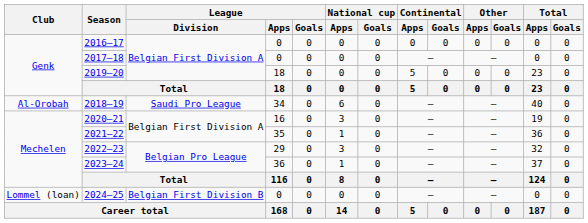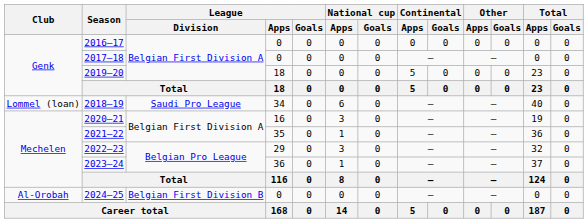(43, 104) Al-Orobah -> (43, 104) Lommel (loan)
(43, 195) Lommel (loan) -> (43, 195) Al-Orobah
